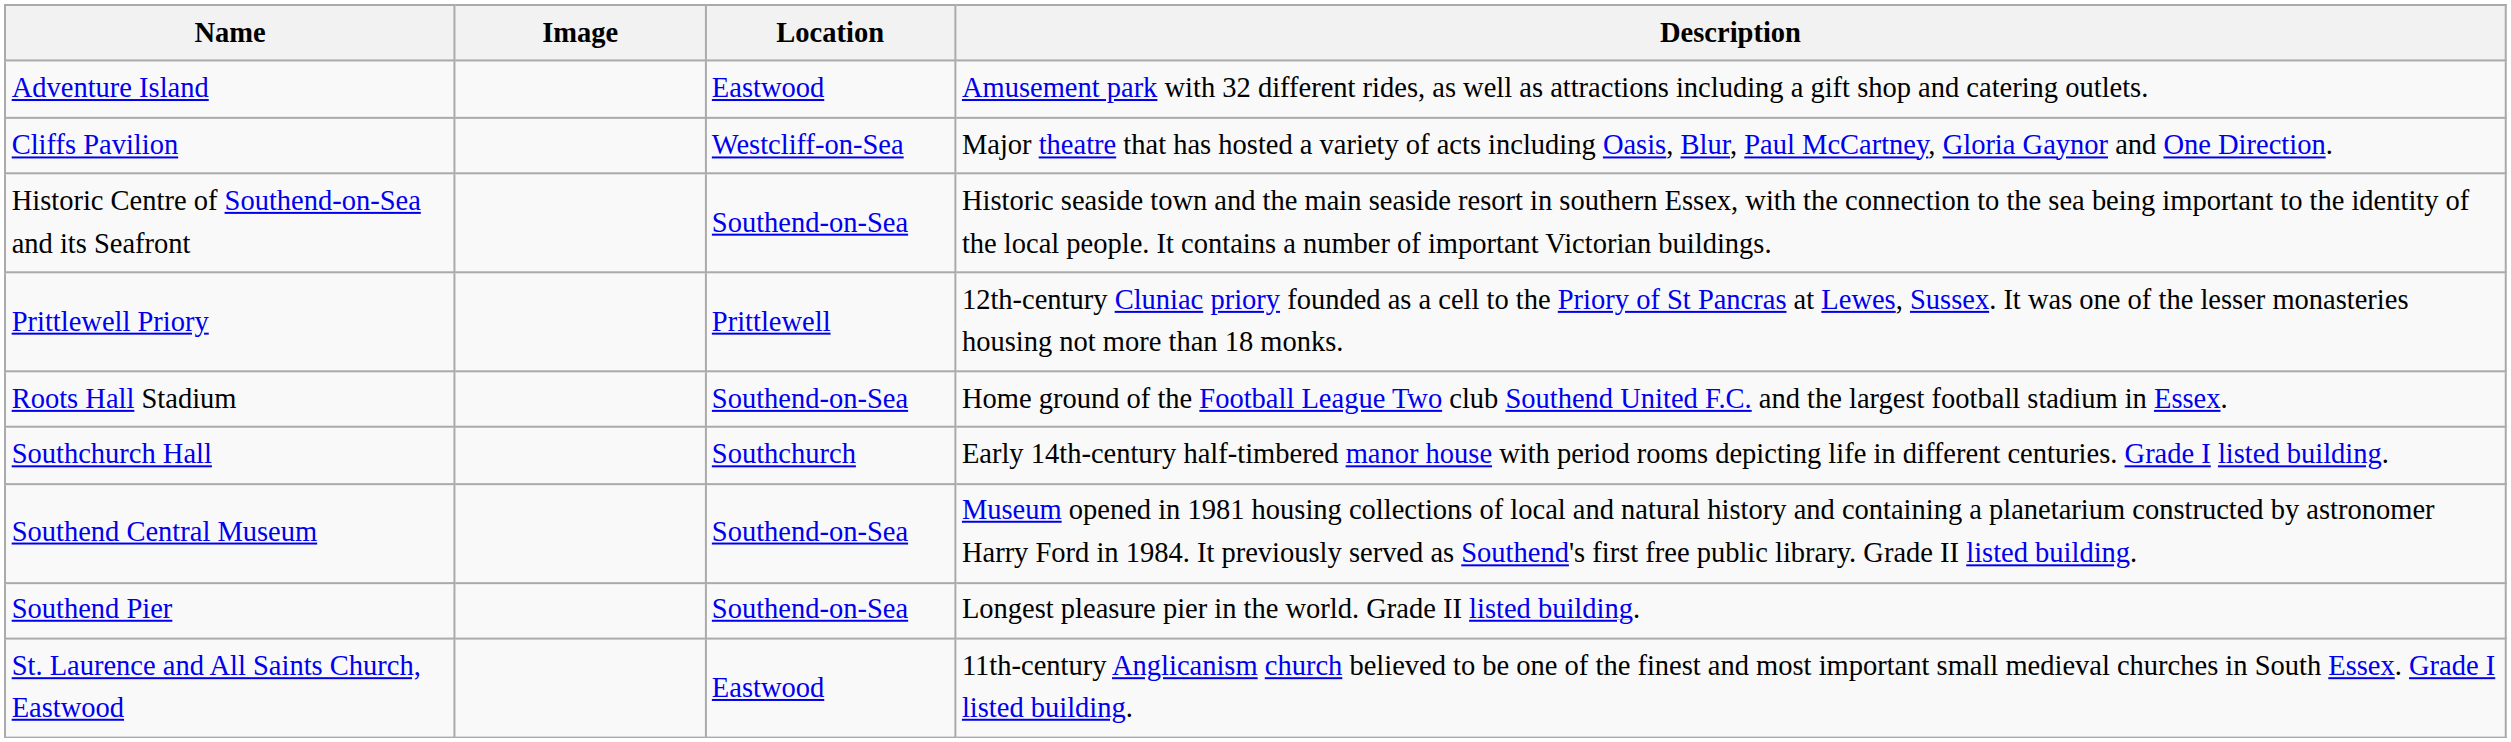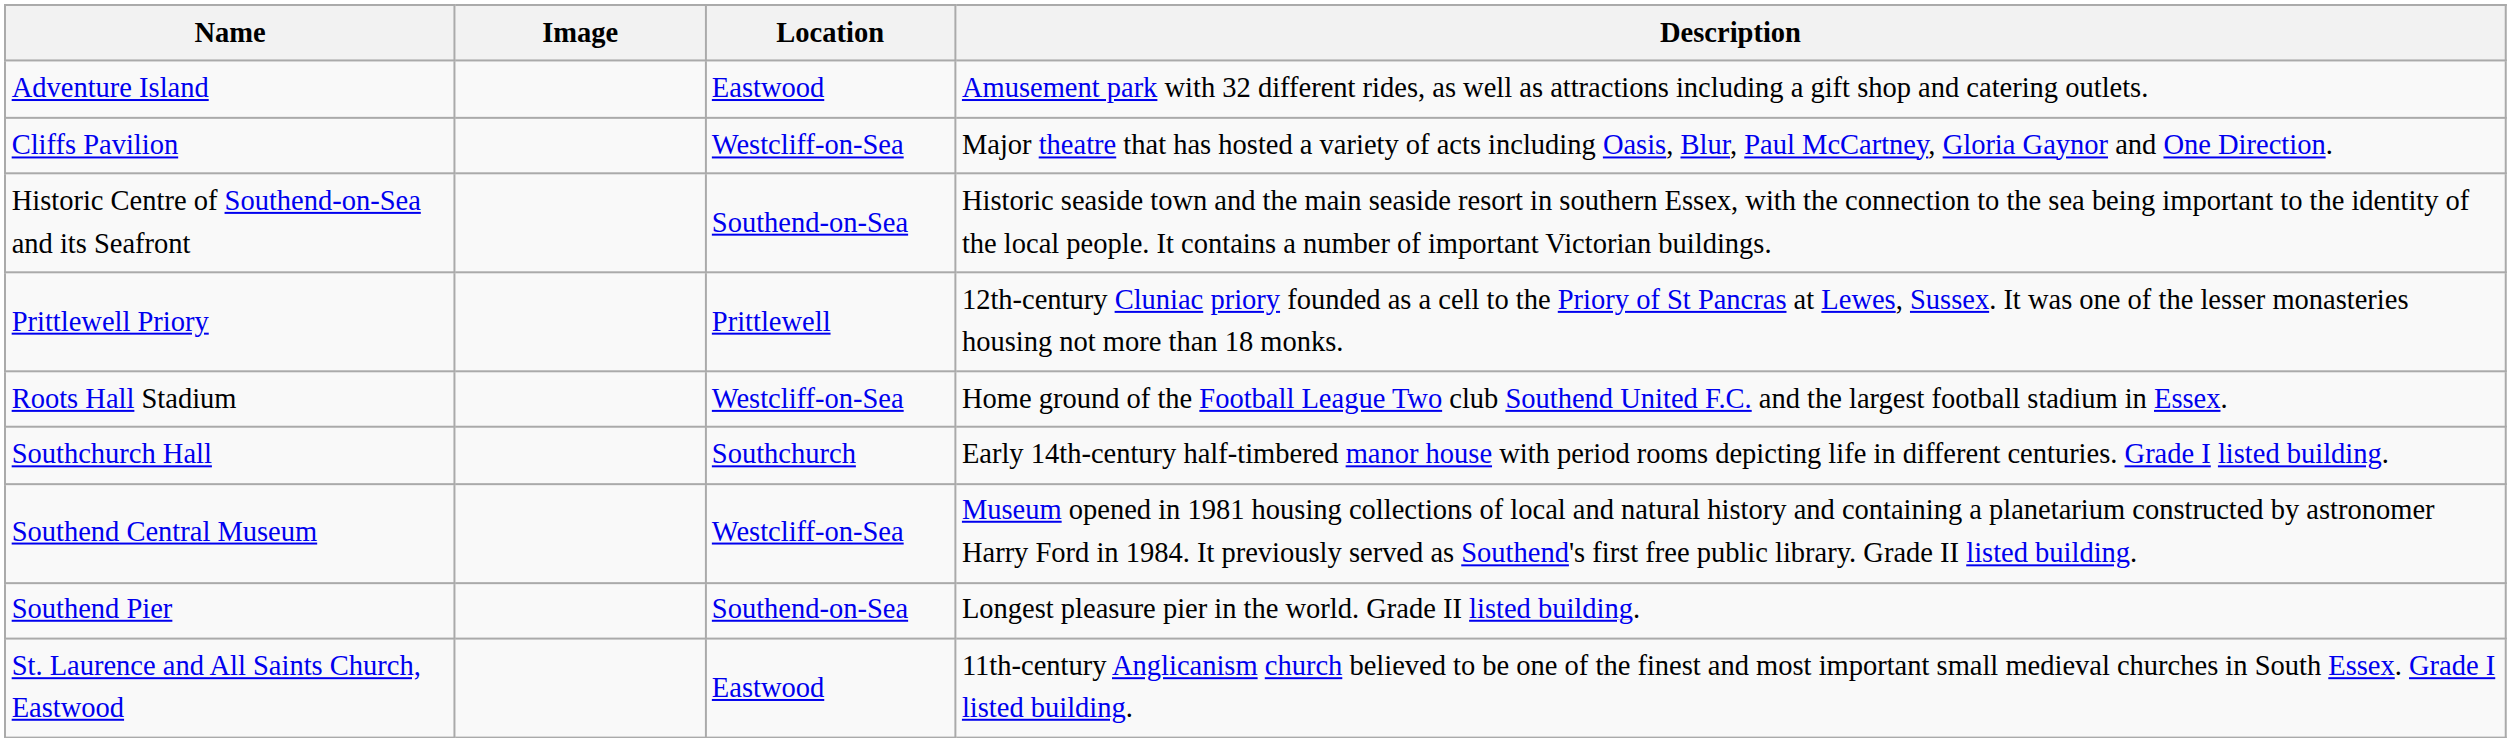(810, 398) Southend-on-Sea -> (808, 398) Westcliff-on-Sea
(810, 532) Southend-on-Sea -> (808, 532) Westcliff-on-Sea
